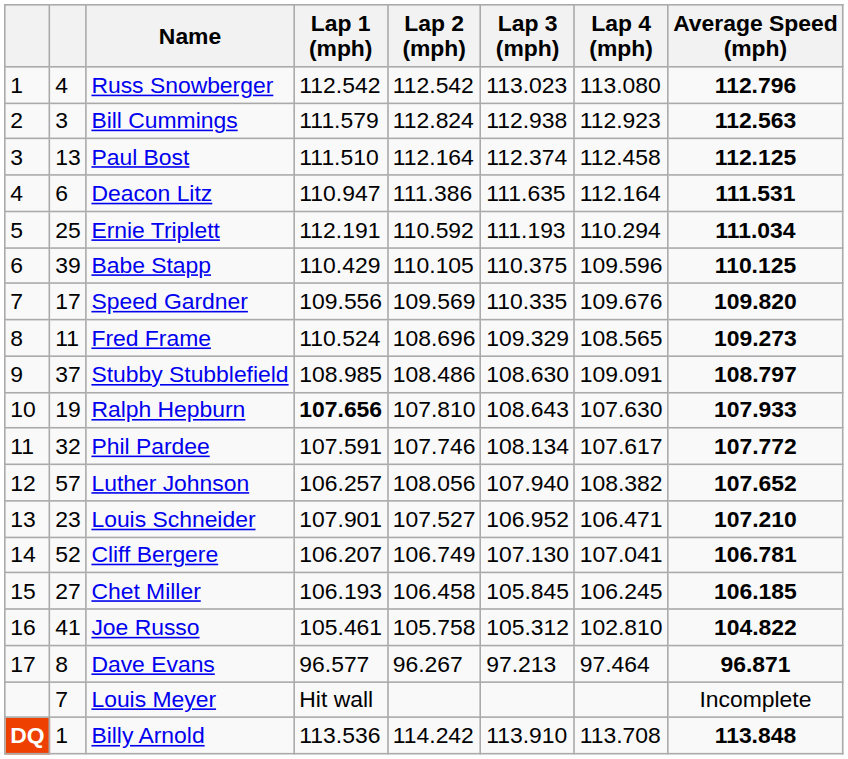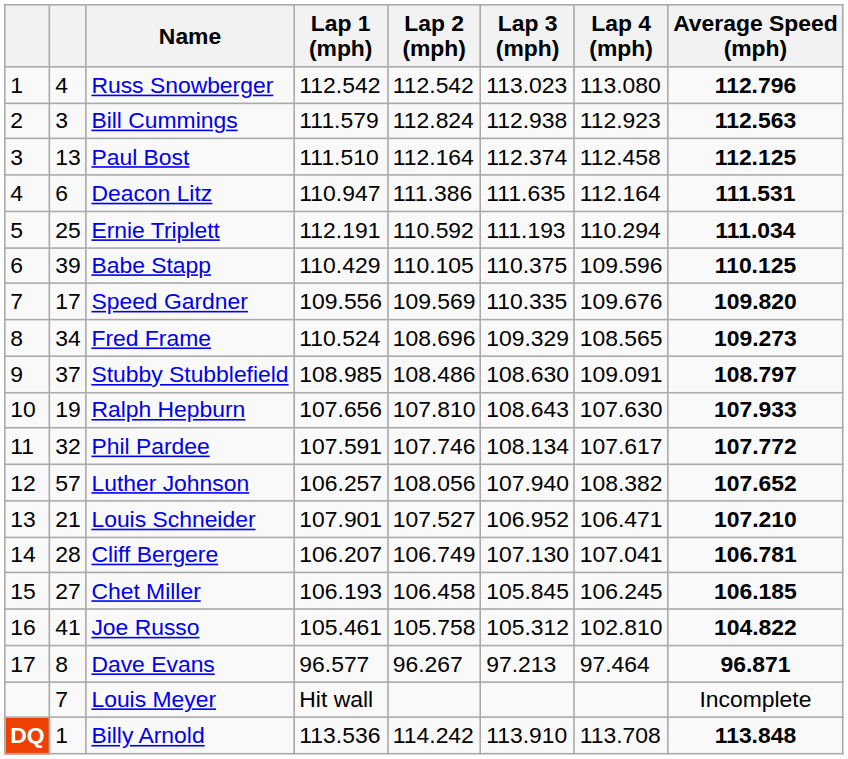(67, 338) 11 -> (68, 338) 34
(341, 410) bold -> (341, 410) normal
(68, 519) 23 -> (68, 519) 21
(68, 555) 52 -> (68, 555) 28
